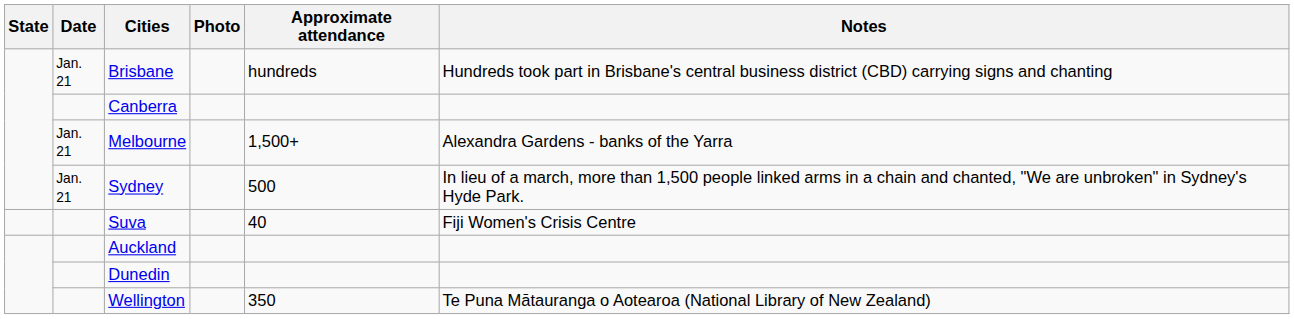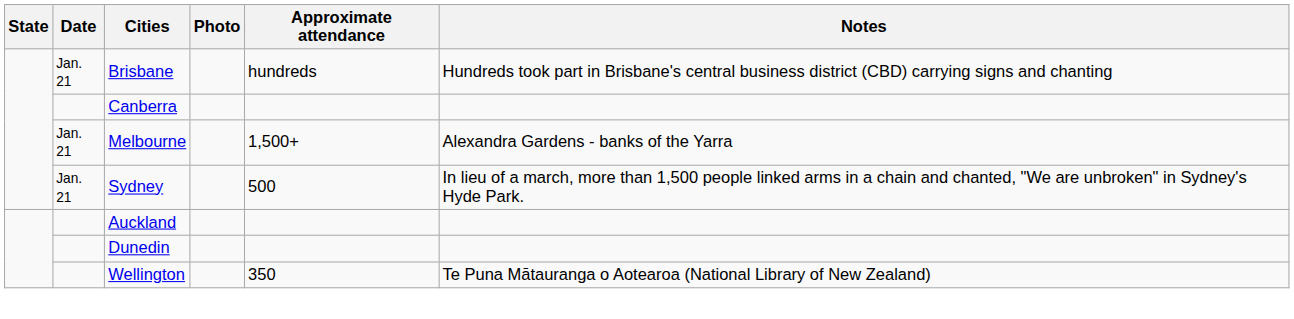- row: (127, 222)
